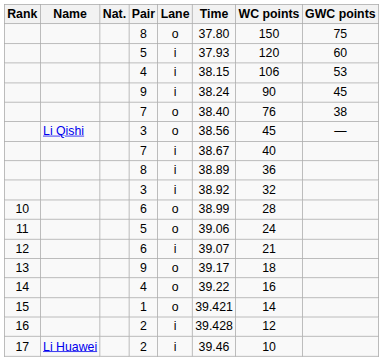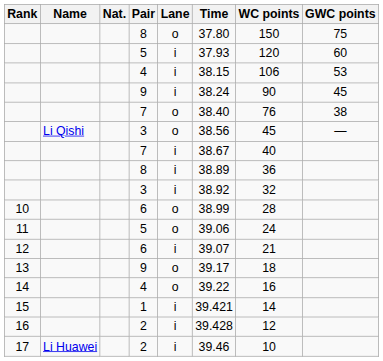(175, 307) o -> (175, 307) i
